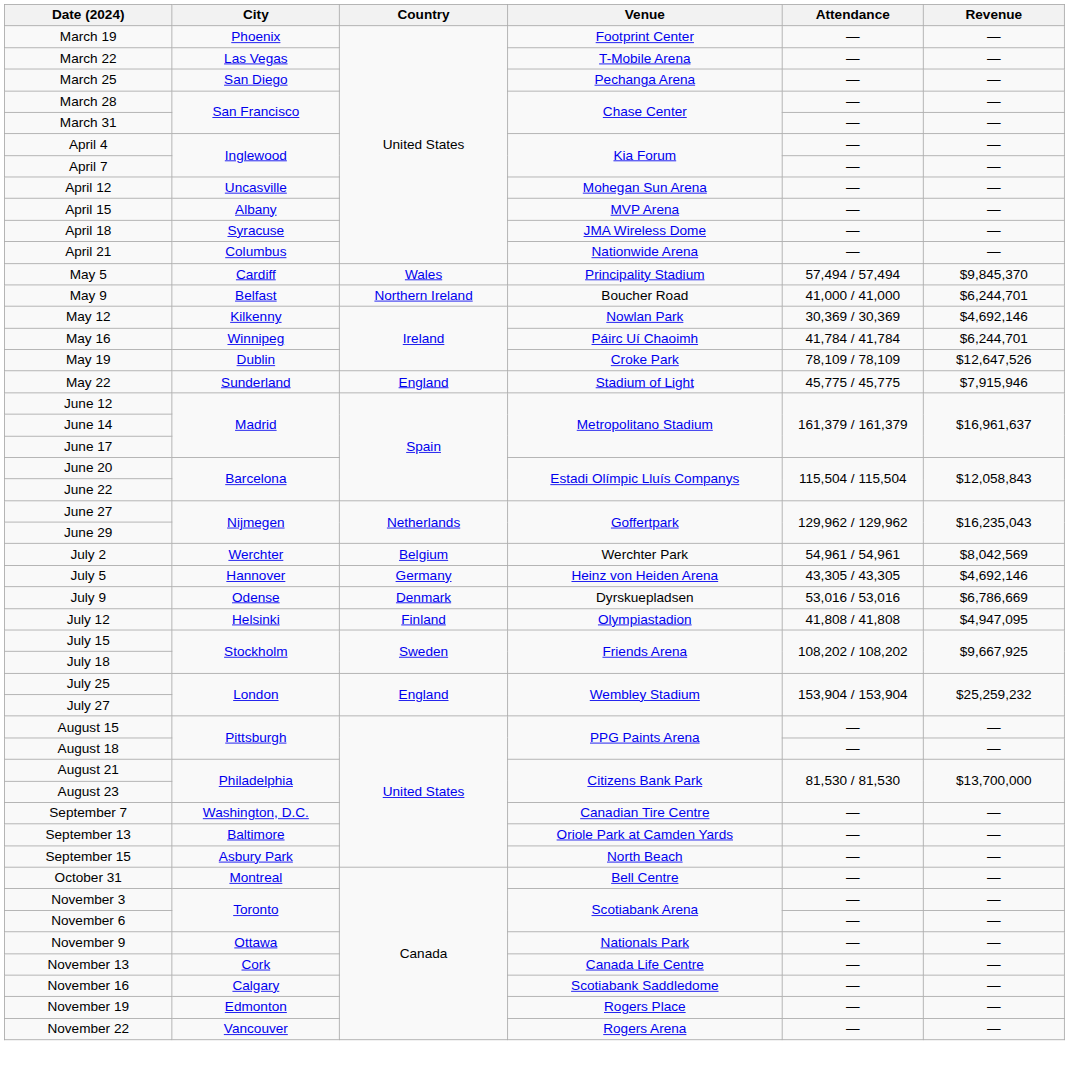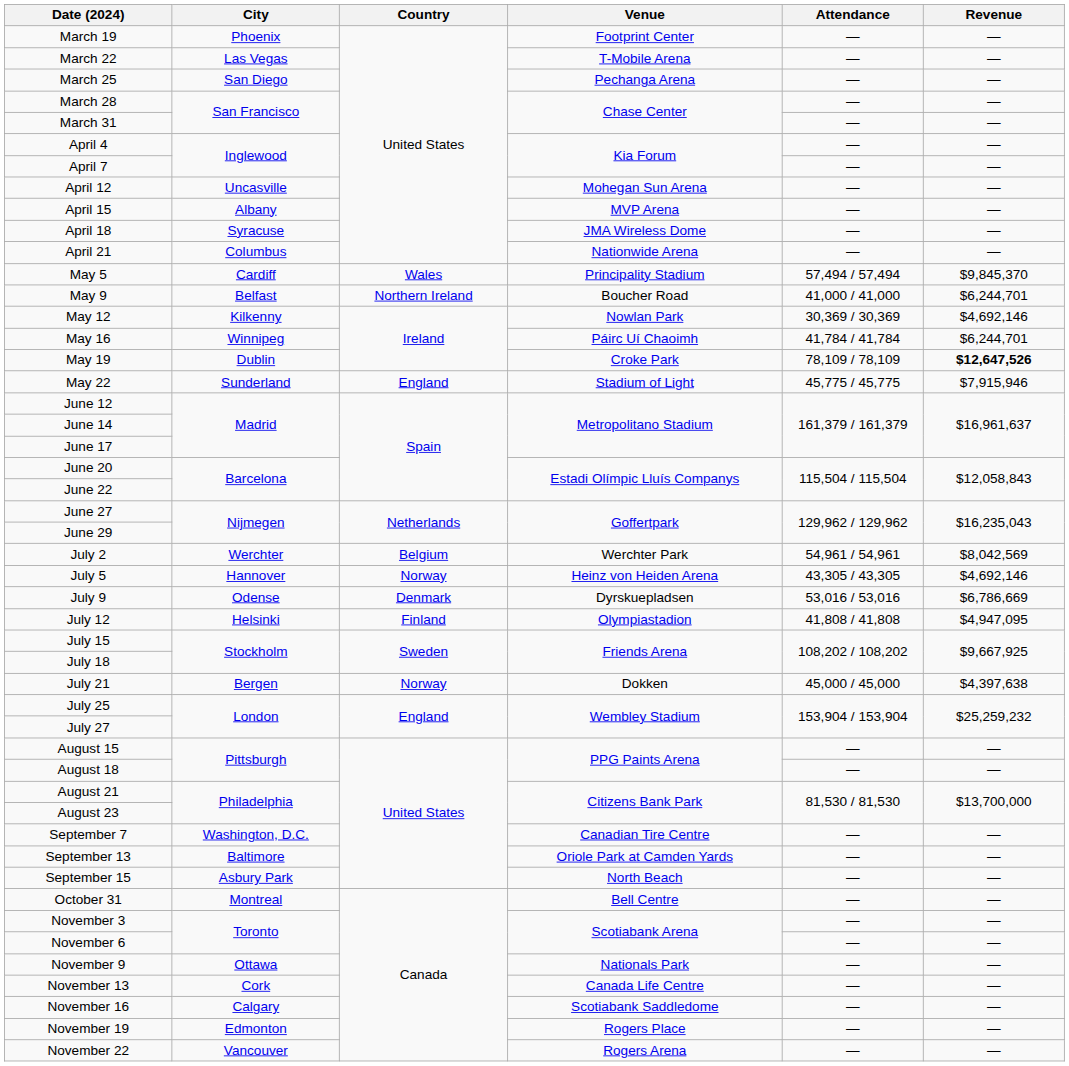(994, 360) normal -> (994, 360) bold
(424, 576) Germany -> (424, 576) Norway
+ row: (88, 683)
